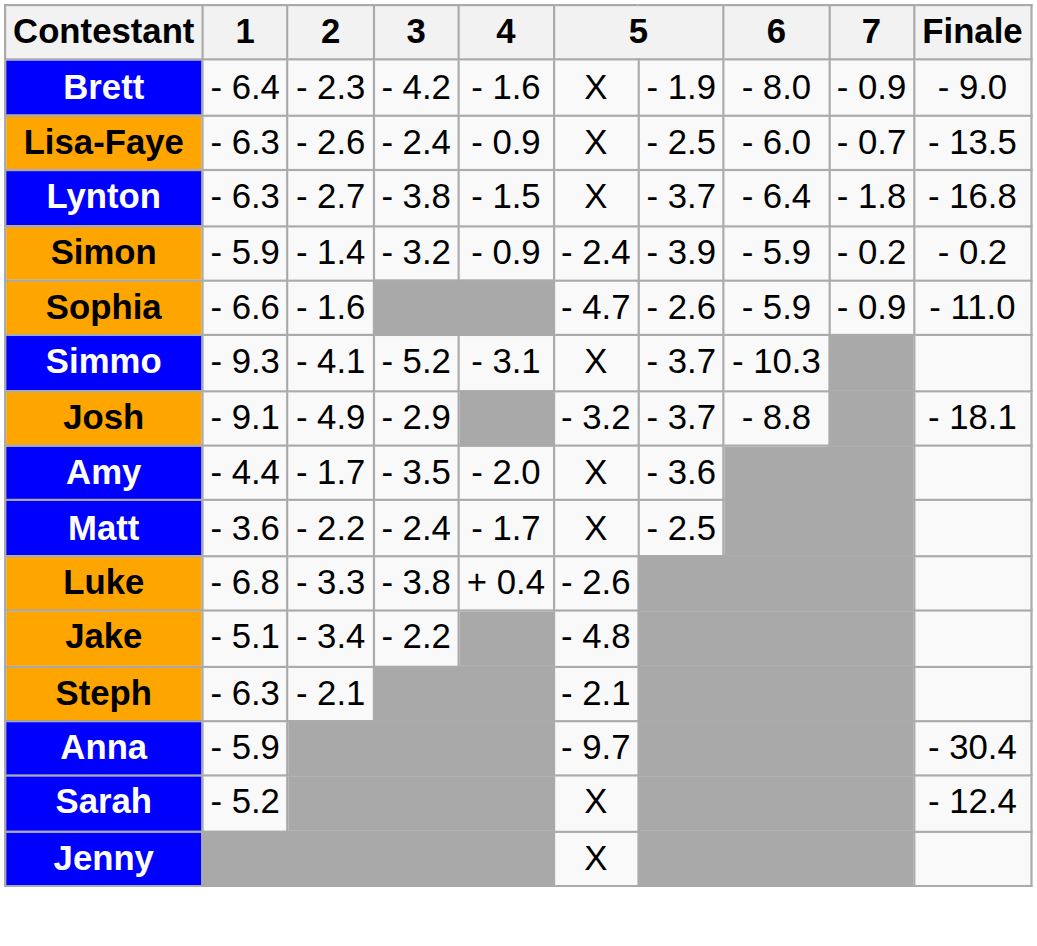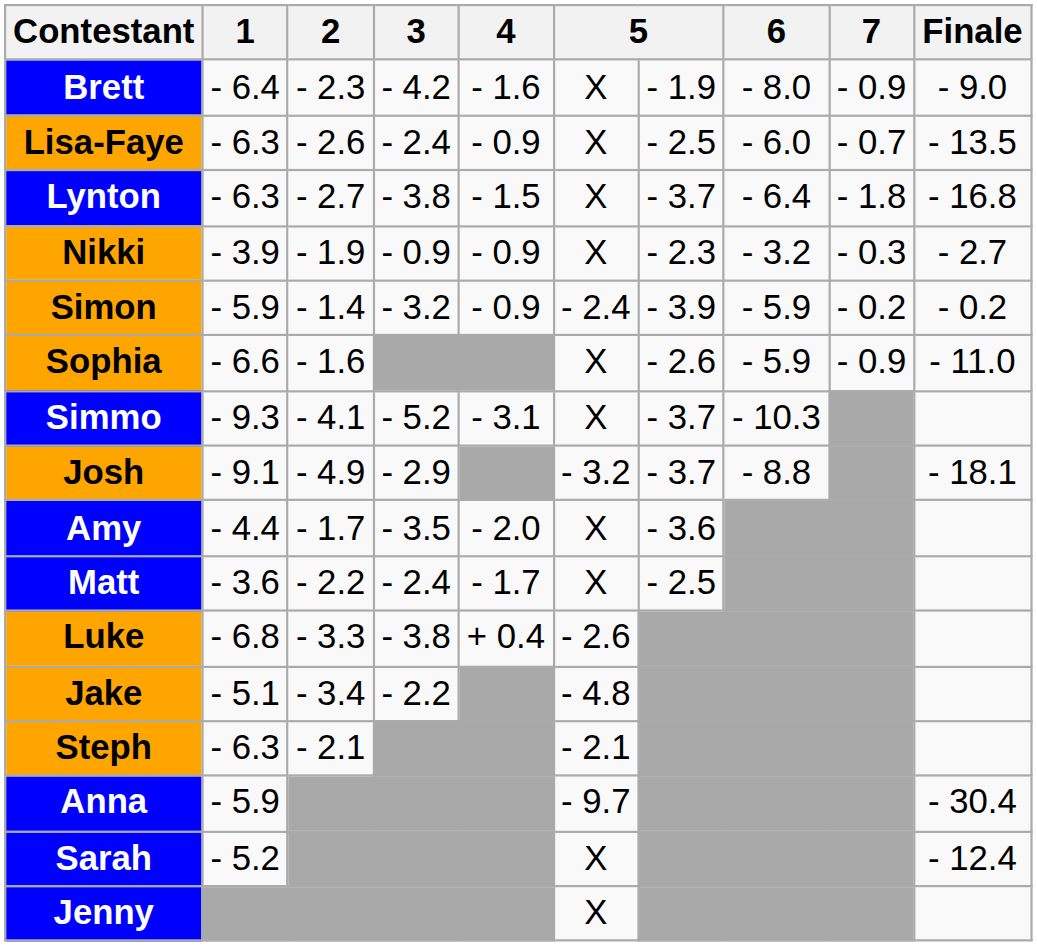+ row: (104, 252)
(596, 307) - 4.7 -> (596, 362) X
